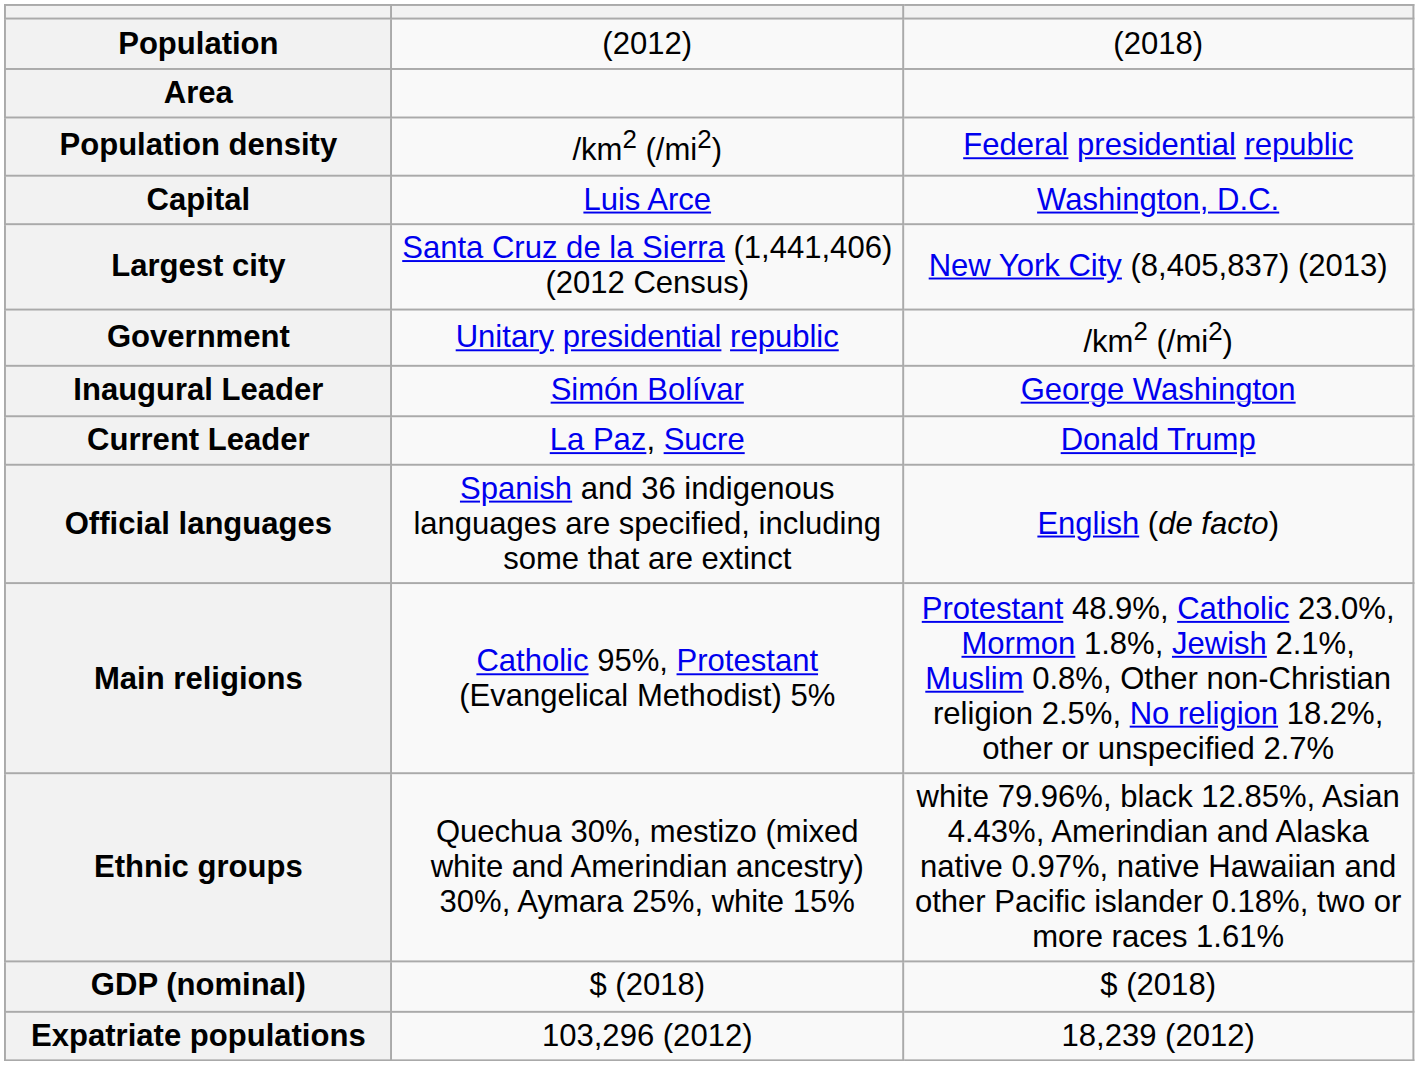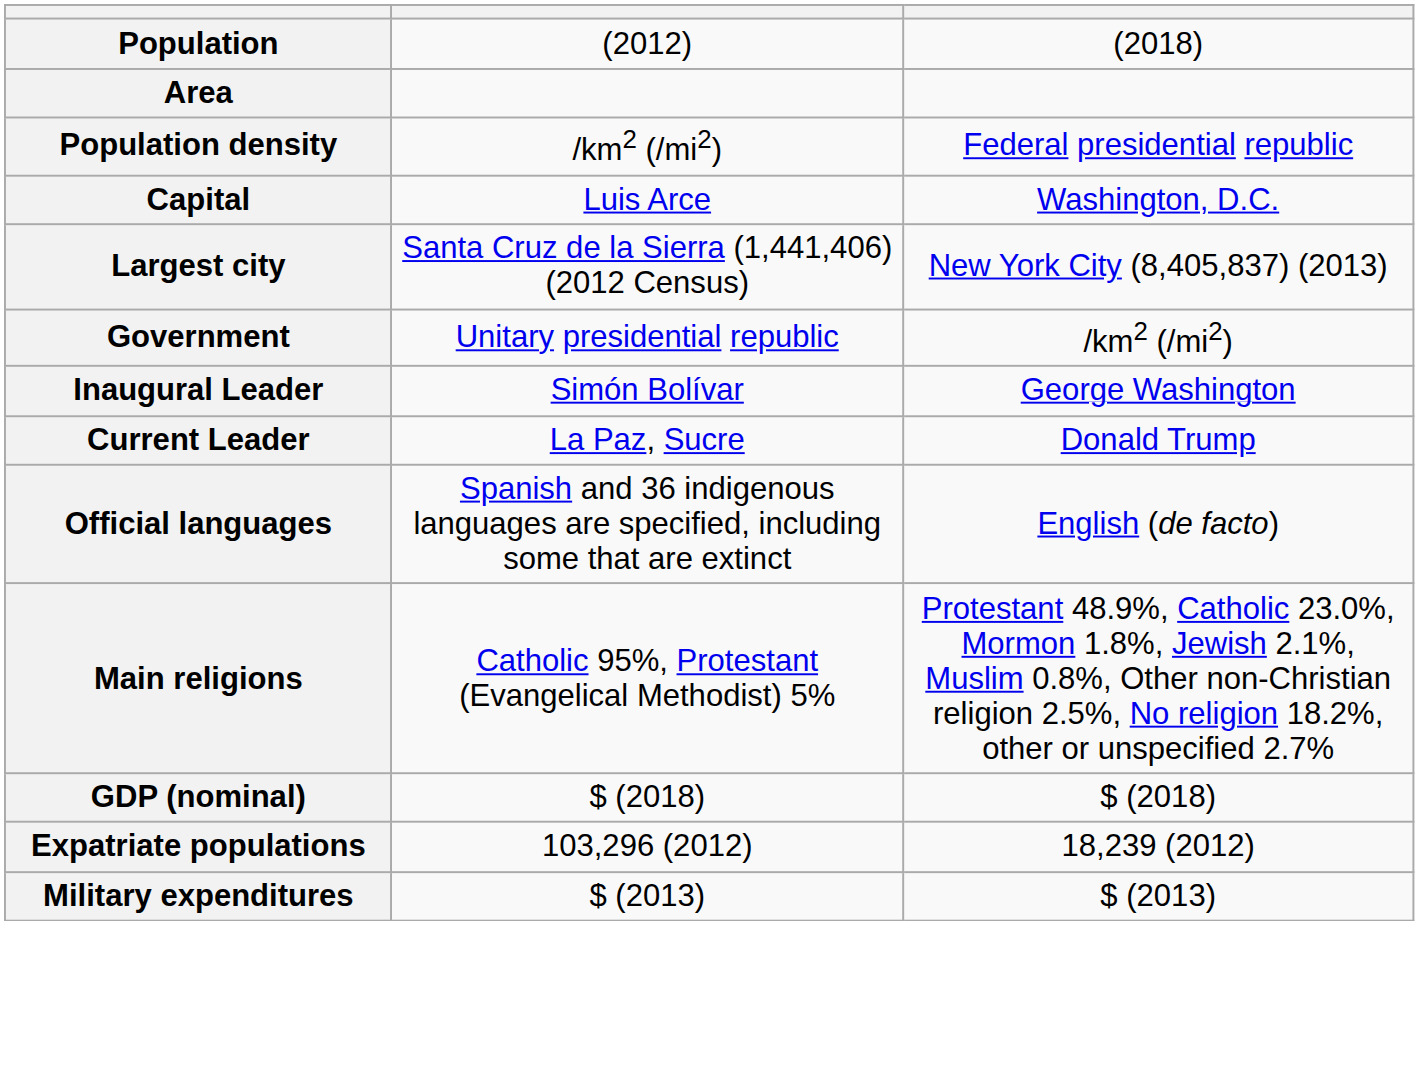- row: (198, 866)
+ row: (198, 895)
